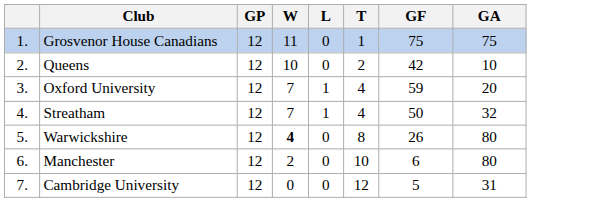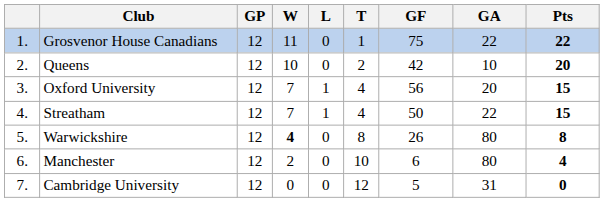+ column: (563, 16)
(489, 40) 75 -> (489, 40) 22
(416, 88) 59 -> (416, 88) 56
(489, 112) 32 -> (489, 112) 22
